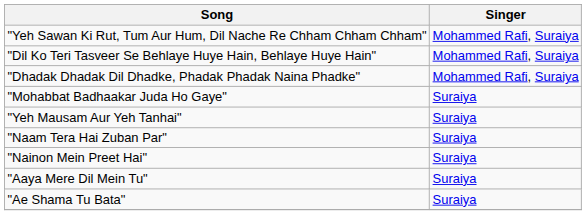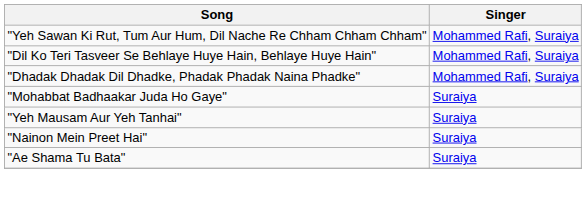- row: (87, 138)
- row: (78, 179)
